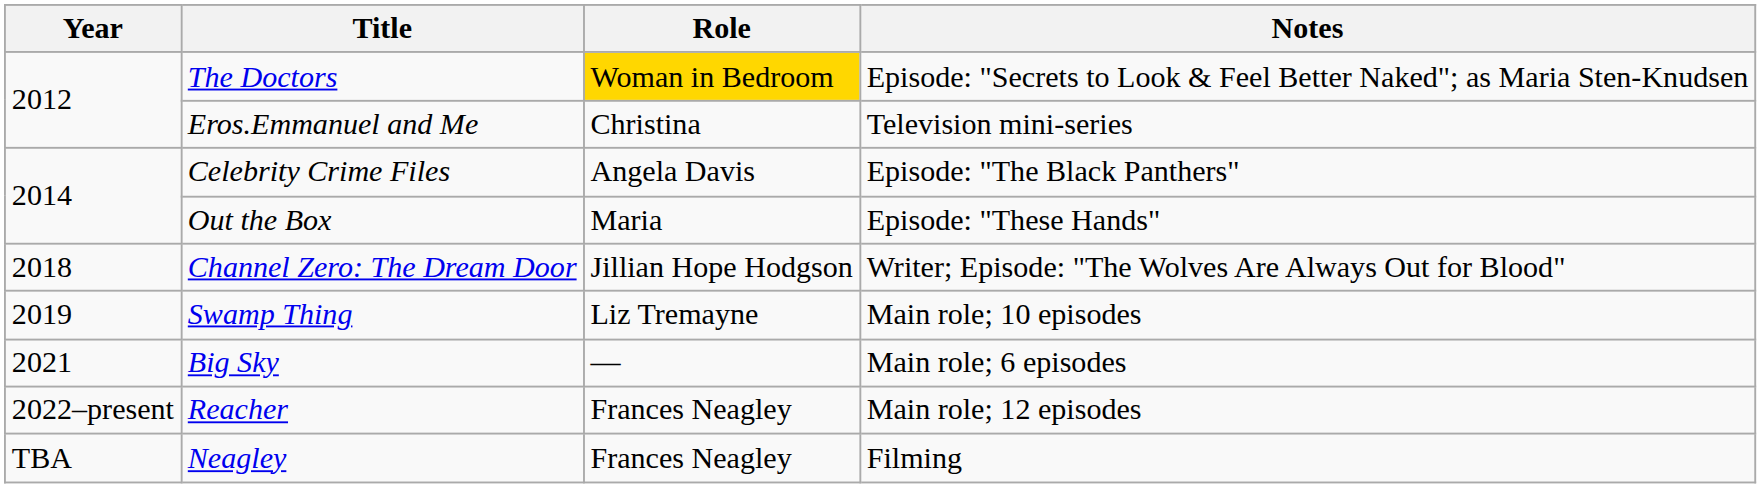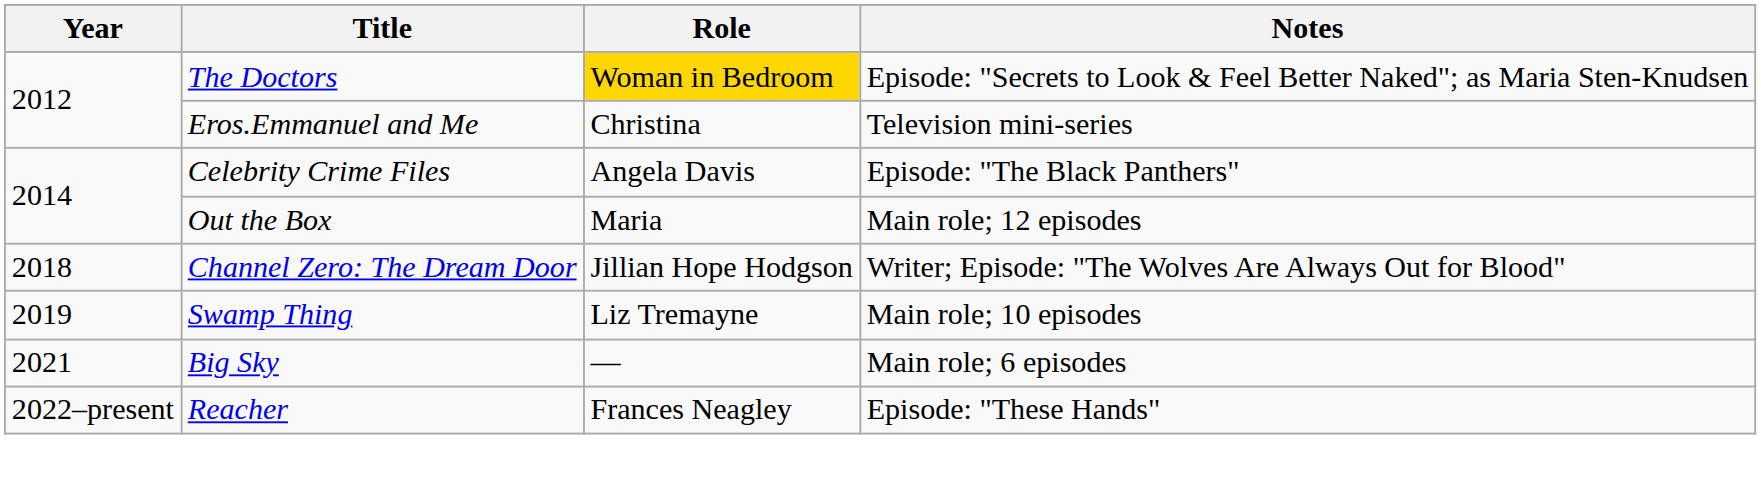(1013, 219) Episode: "These Hands" -> (1004, 219) Main role; 12 episodes
(1004, 409) Main role; 12 episodes -> (1013, 409) Episode: "These Hands"
- row: (237, 457)
